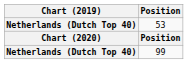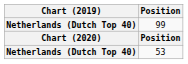rows swapped: (161, 52) <-> (161, 25)
